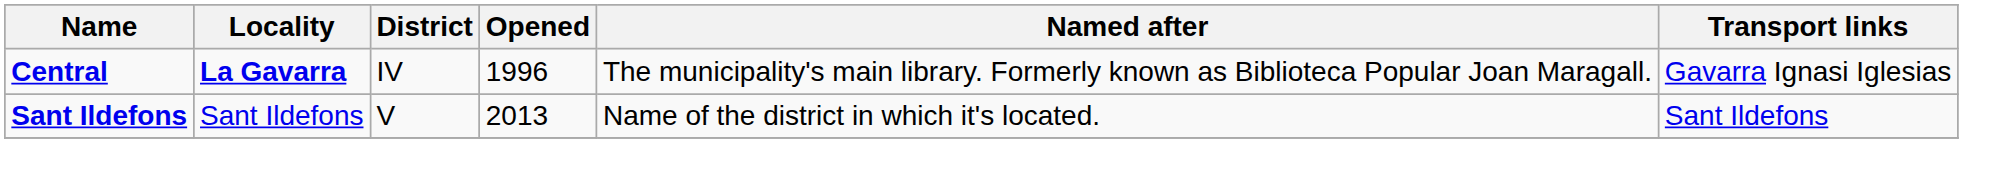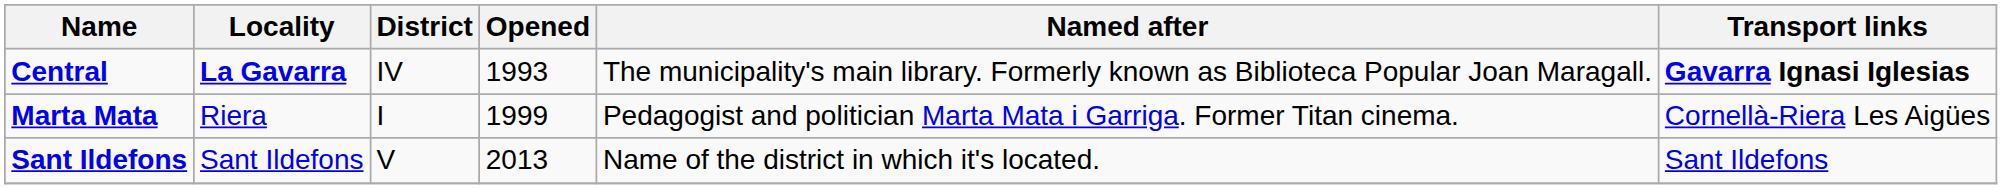(517, 71) 1996 -> (517, 71) 1993
(1808, 71) normal -> (1817, 71) bold
+ row: (84, 115)
